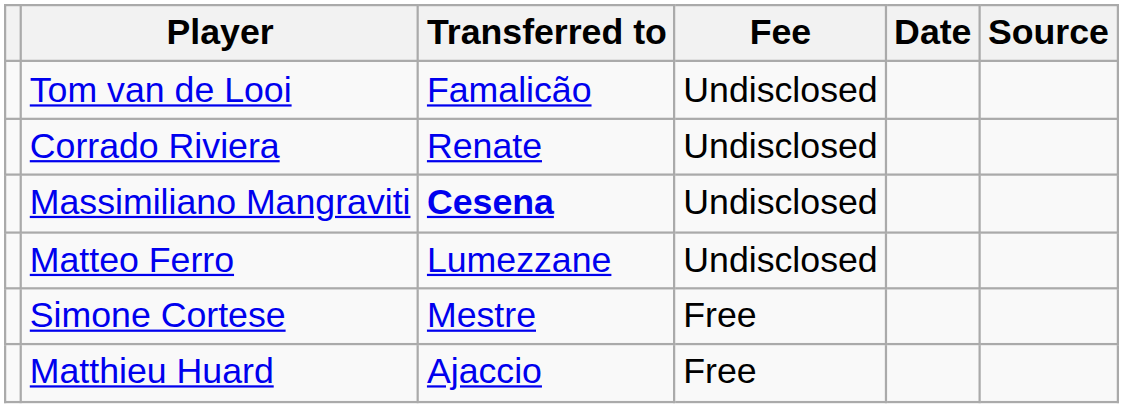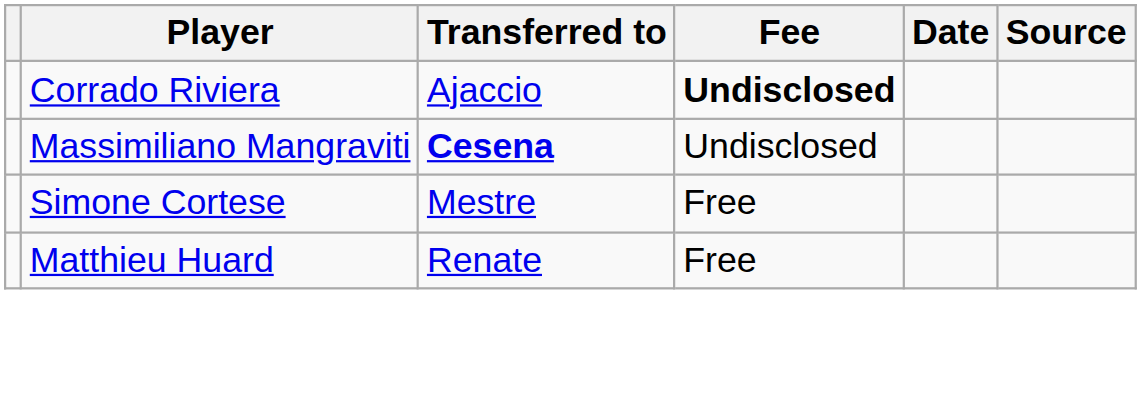- row: (161, 89)
(484, 145) Renate -> (484, 89) Ajaccio
(780, 145) normal -> (789, 89) bold
- row: (132, 259)
(484, 372) Ajaccio -> (484, 259) Renate
